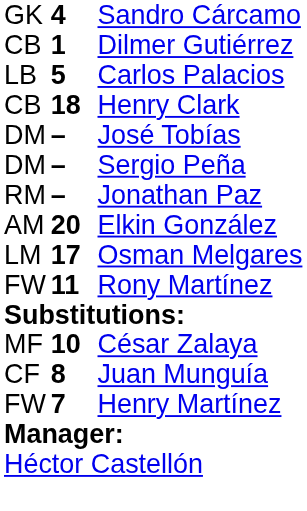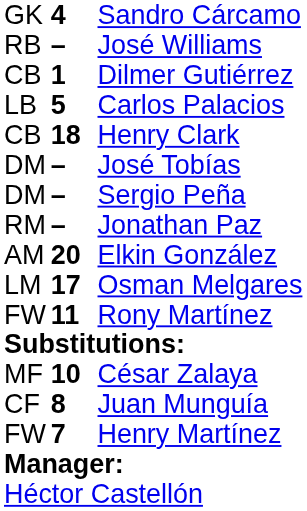+ row: (180, 45)
